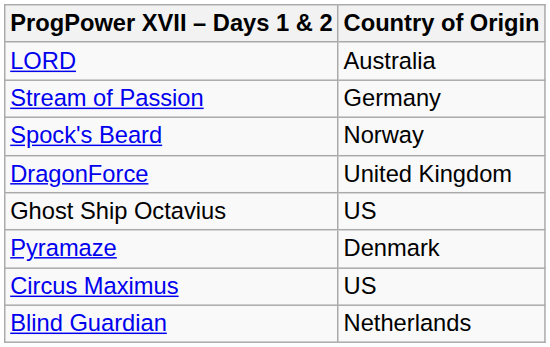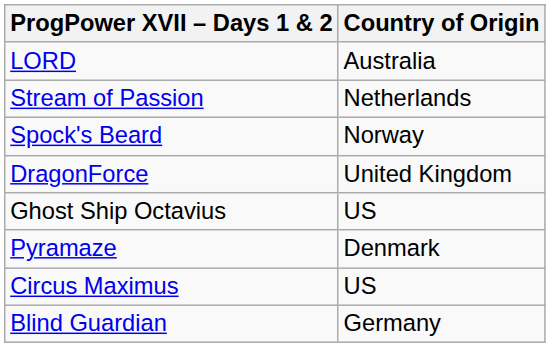(392, 98) Germany -> (407, 98) Netherlands
(407, 323) Netherlands -> (392, 323) Germany
